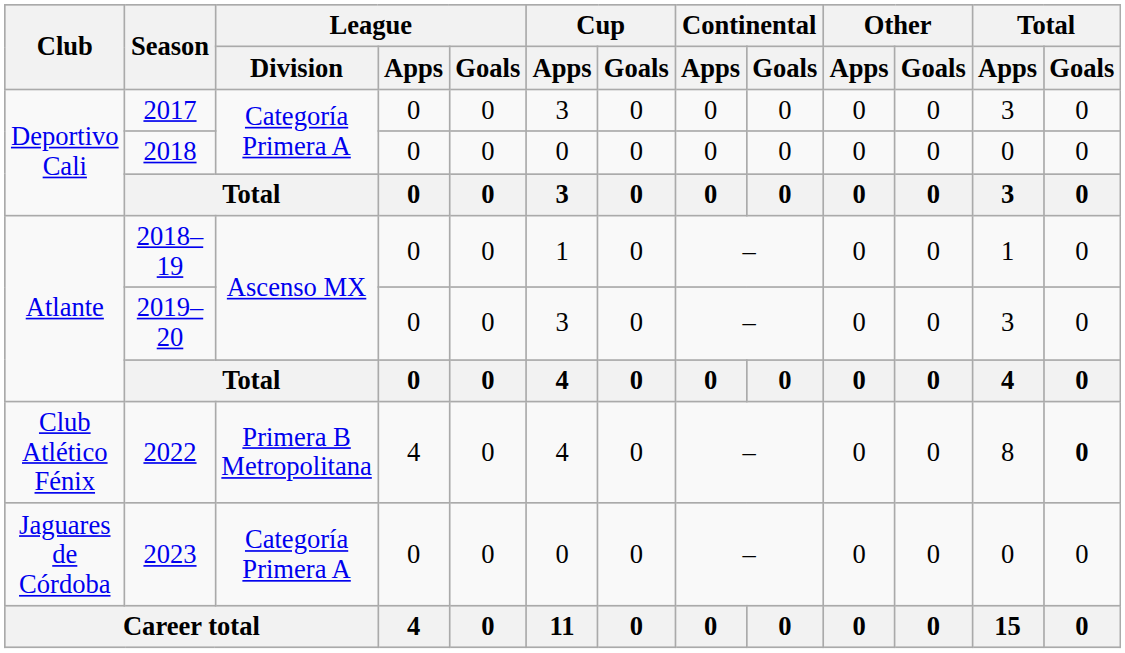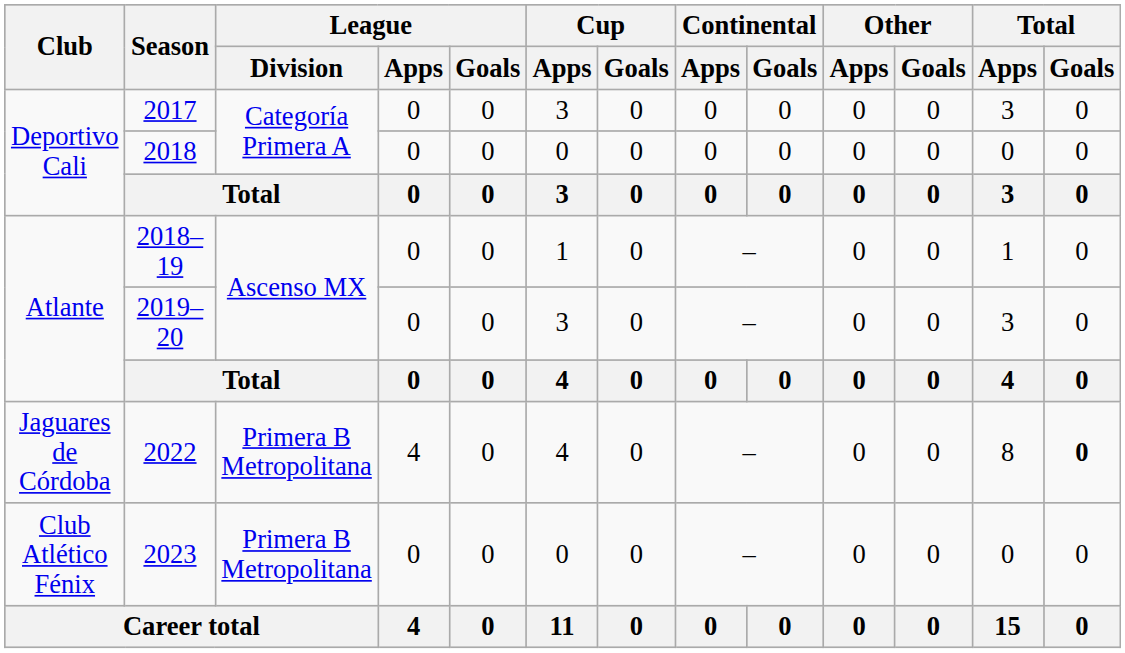(65, 452) Club Atlético Fénix -> (65, 452) Jaguares de Córdoba
(65, 554) Jaguares de Córdoba -> (65, 554) Club Atlético Fénix
(297, 554) Categoría Primera A -> (297, 554) Primera B Metropolitana
